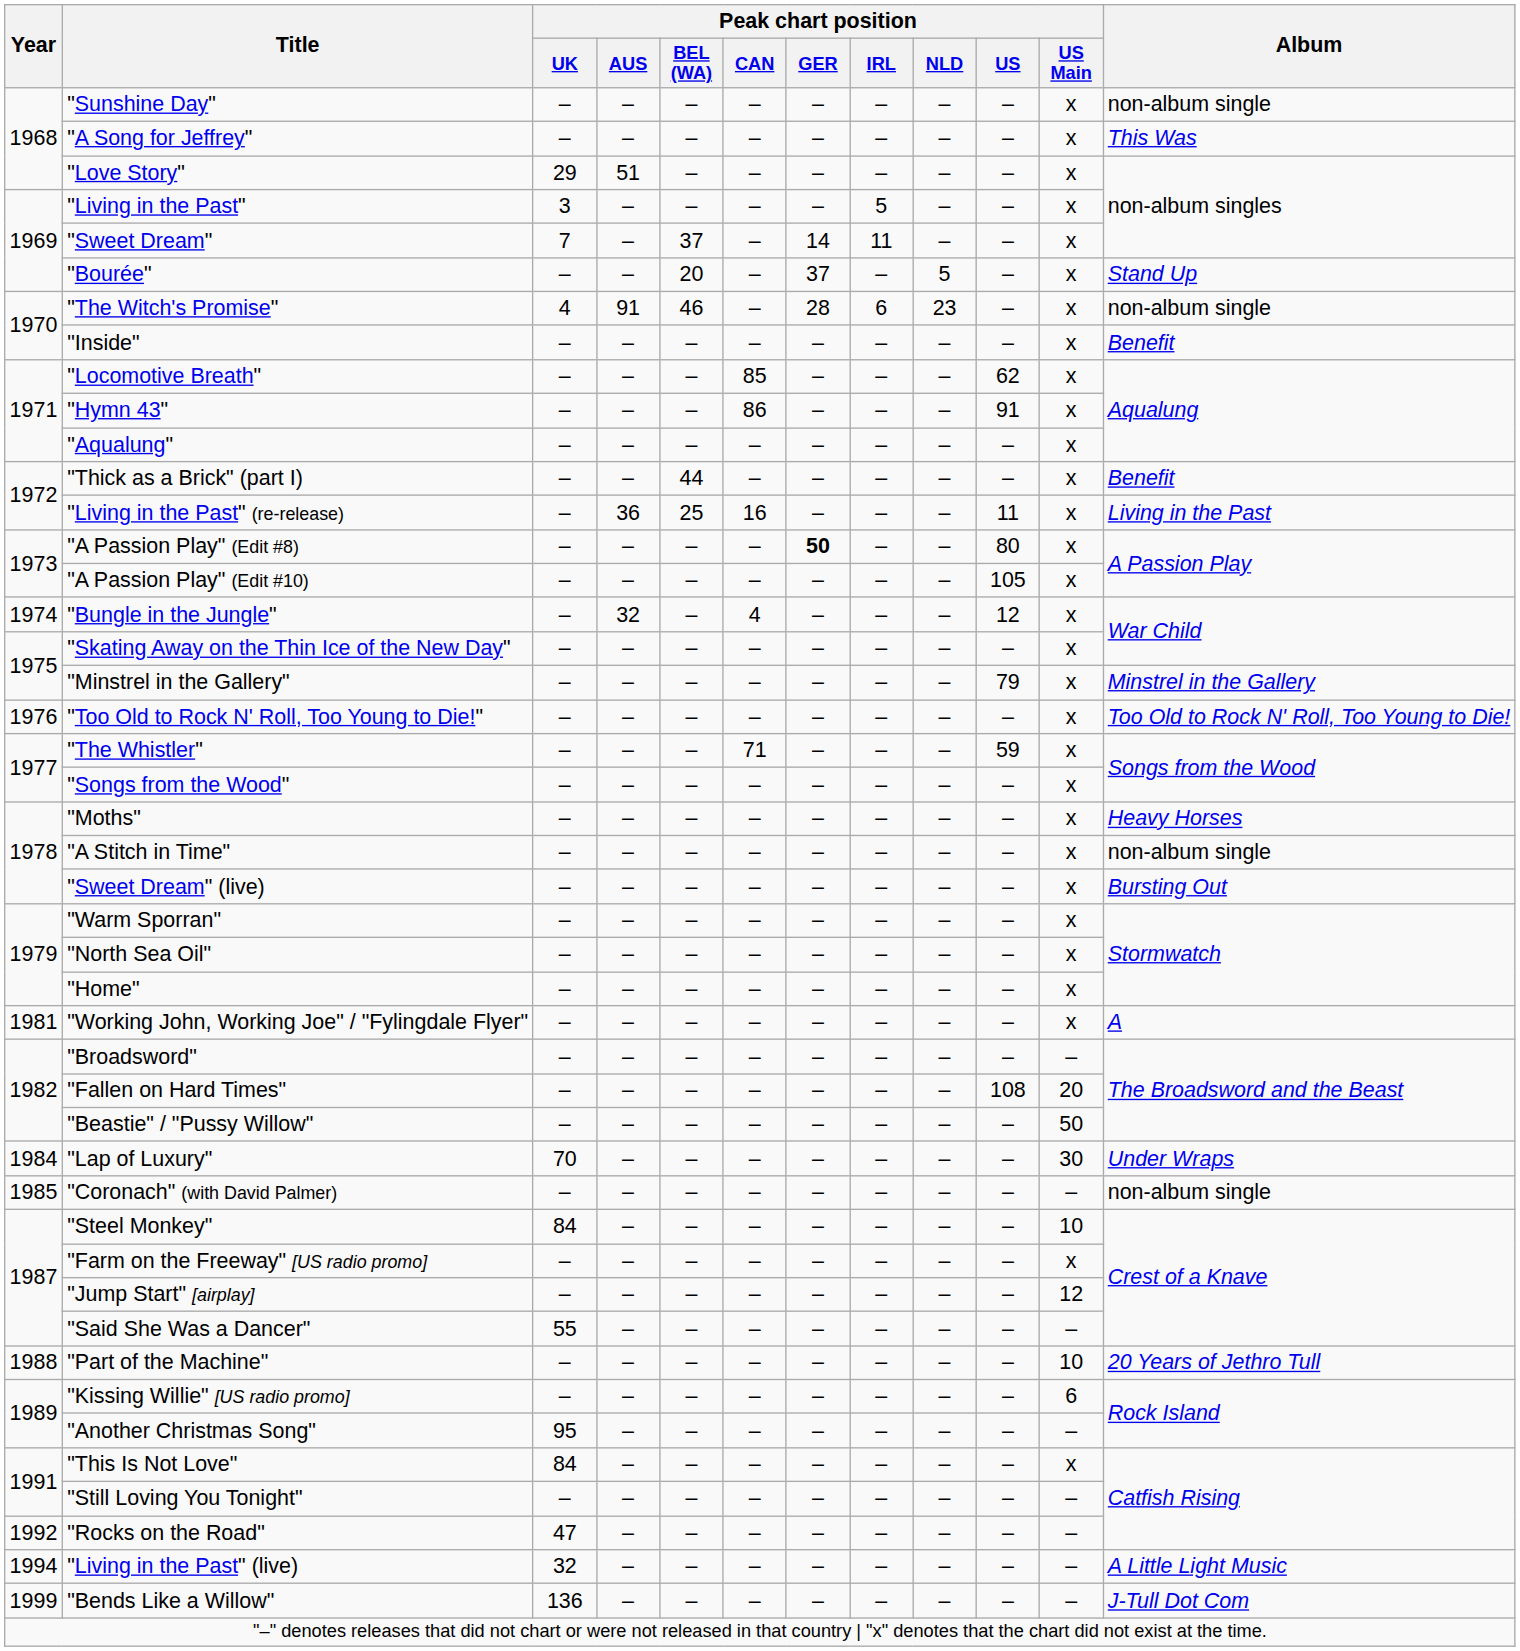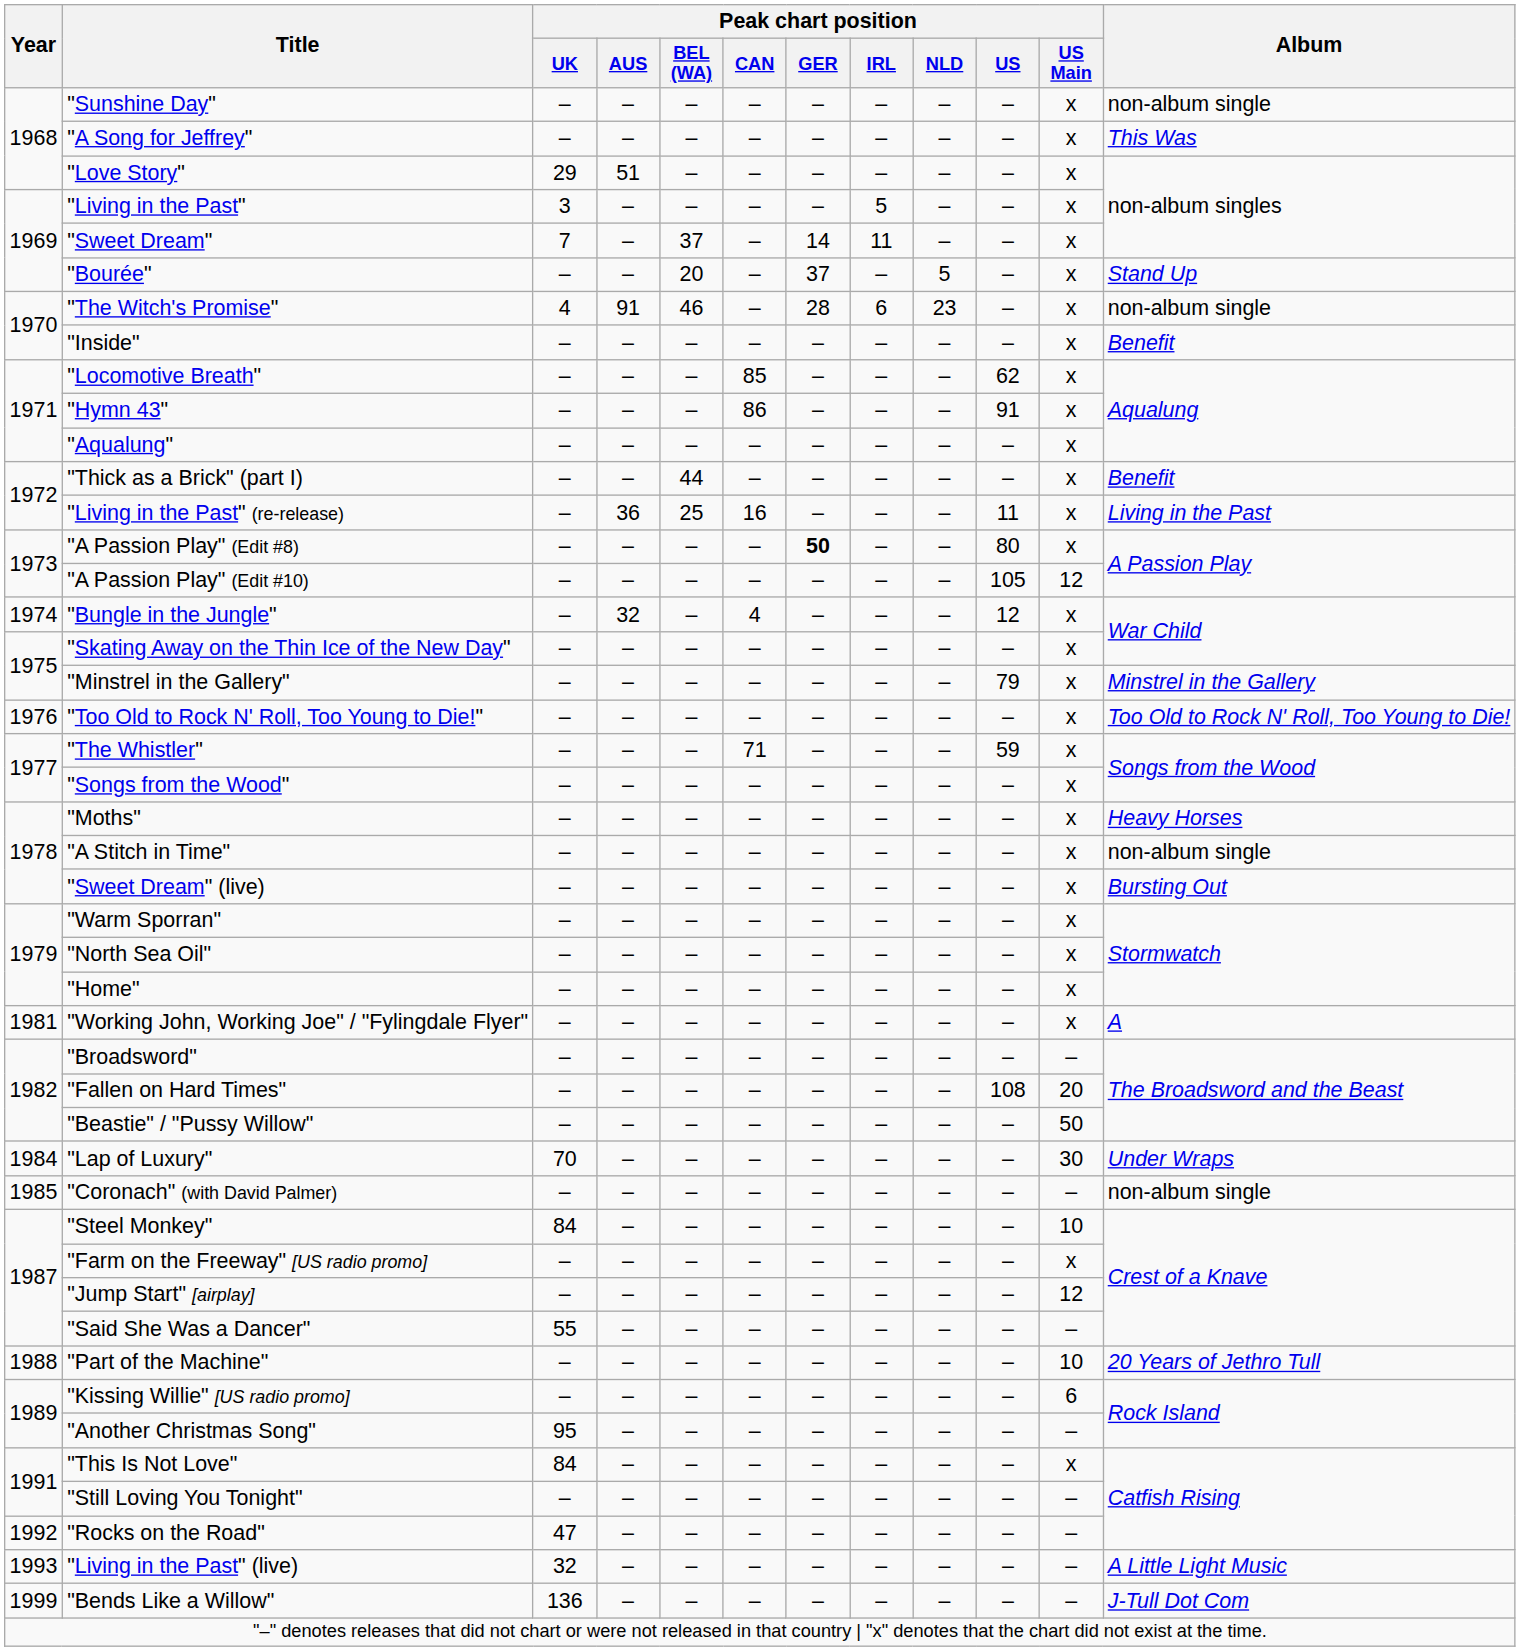(1071, 580) x -> (1071, 580) 12
(33, 1566) 1994 -> (33, 1566) 1993
